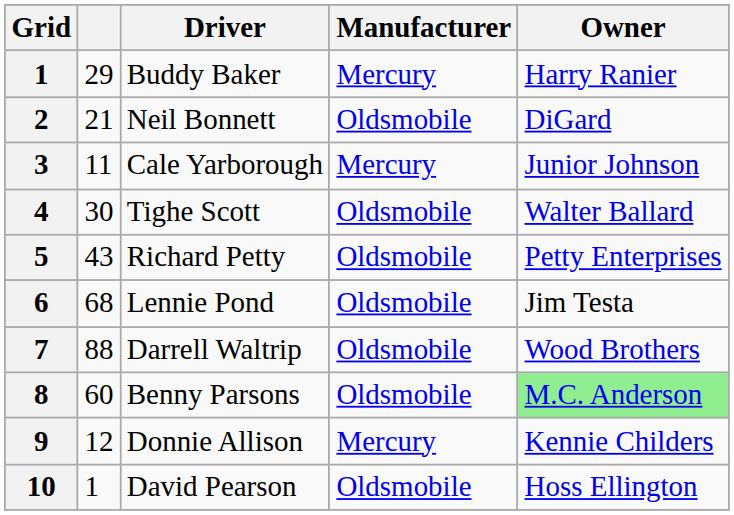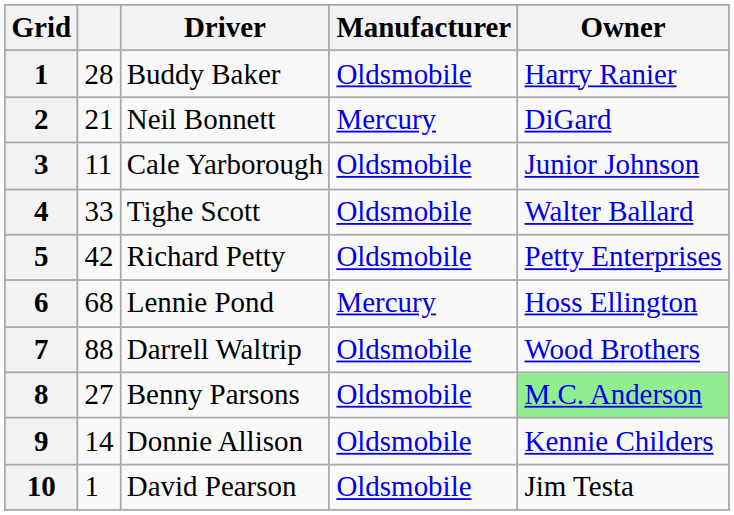(99, 73) 29 -> (99, 73) 28
(386, 73) Mercury -> (404, 73) Oldsmobile
(404, 119) Oldsmobile -> (386, 119) Mercury
(386, 165) Mercury -> (404, 165) Oldsmobile
(99, 211) 30 -> (99, 211) 33
(99, 257) 43 -> (99, 257) 42
(404, 303) Oldsmobile -> (386, 303) Mercury
(579, 303) Jim Testa -> (611, 303) Hoss Ellington
(99, 394) 60 -> (99, 394) 27
(99, 440) 12 -> (99, 440) 14
(386, 440) Mercury -> (404, 440) Oldsmobile
(611, 486) Hoss Ellington -> (579, 486) Jim Testa
